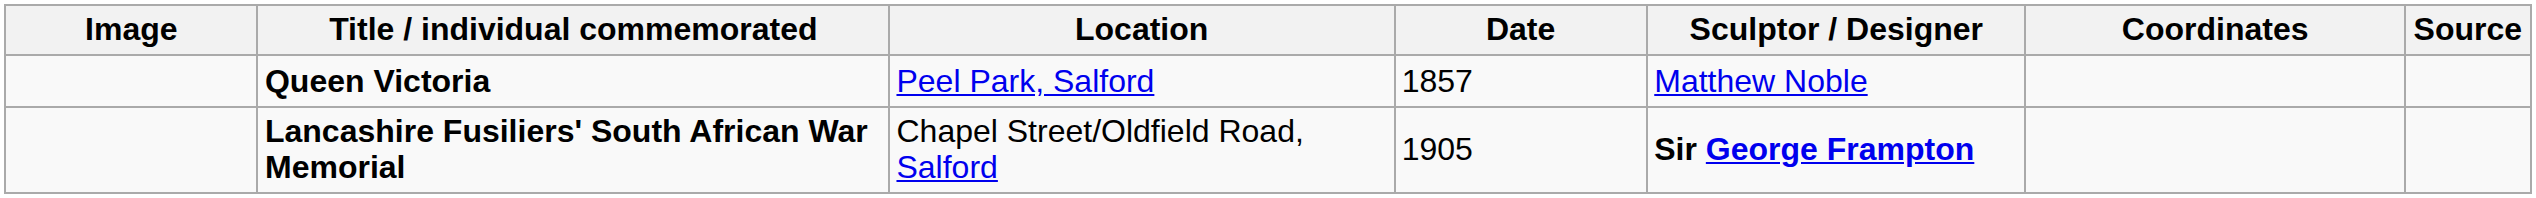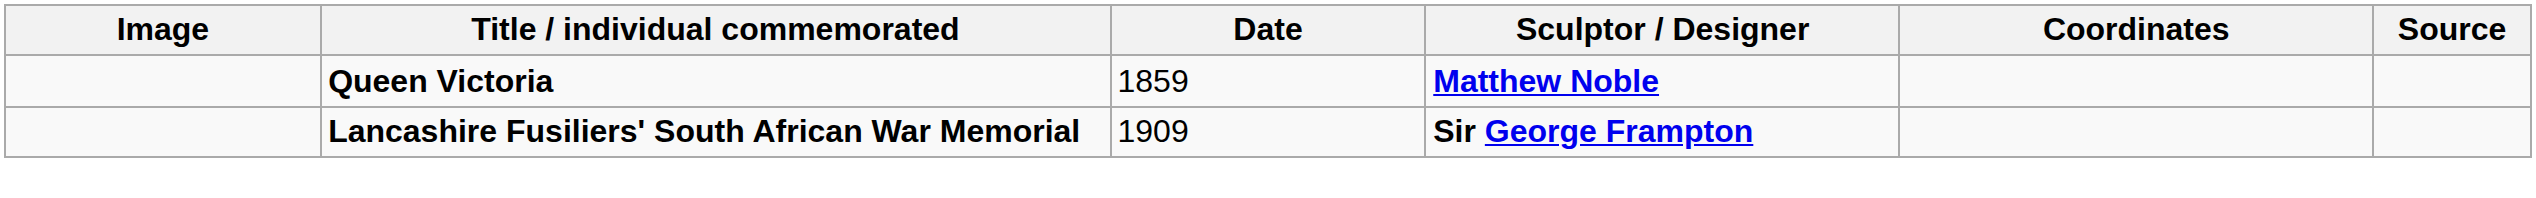- column: (1142, 29)
(1437, 80) 1857 -> (1153, 80) 1859
(1761, 80) normal -> (1546, 80) bold
(1437, 149) 1905 -> (1153, 131) 1909
